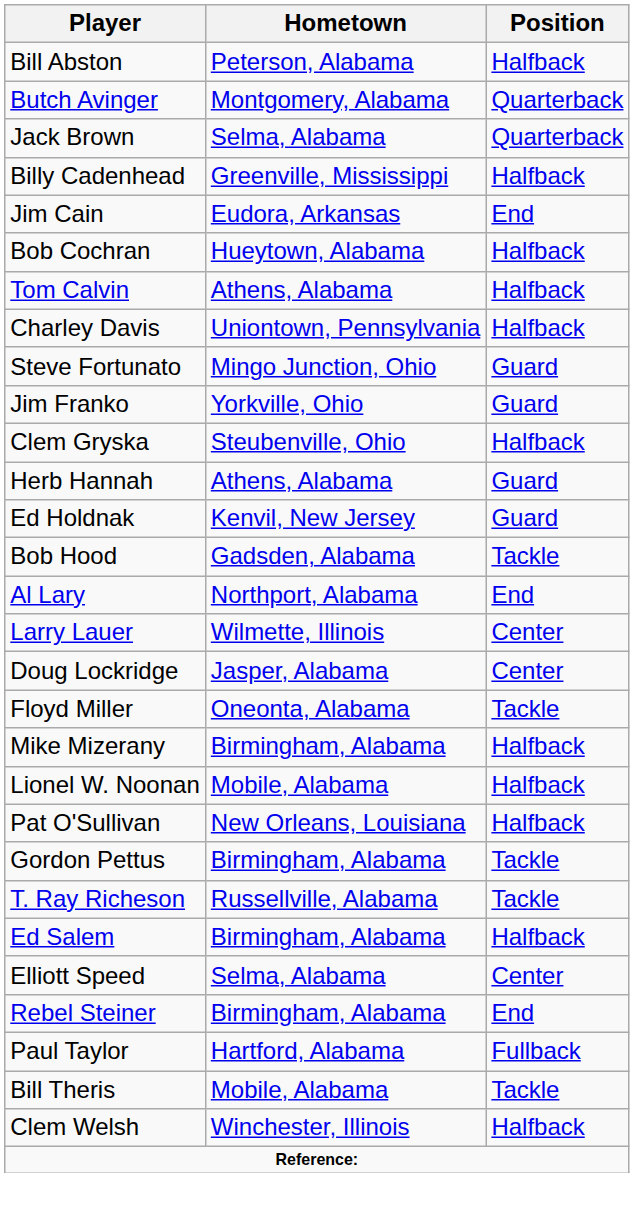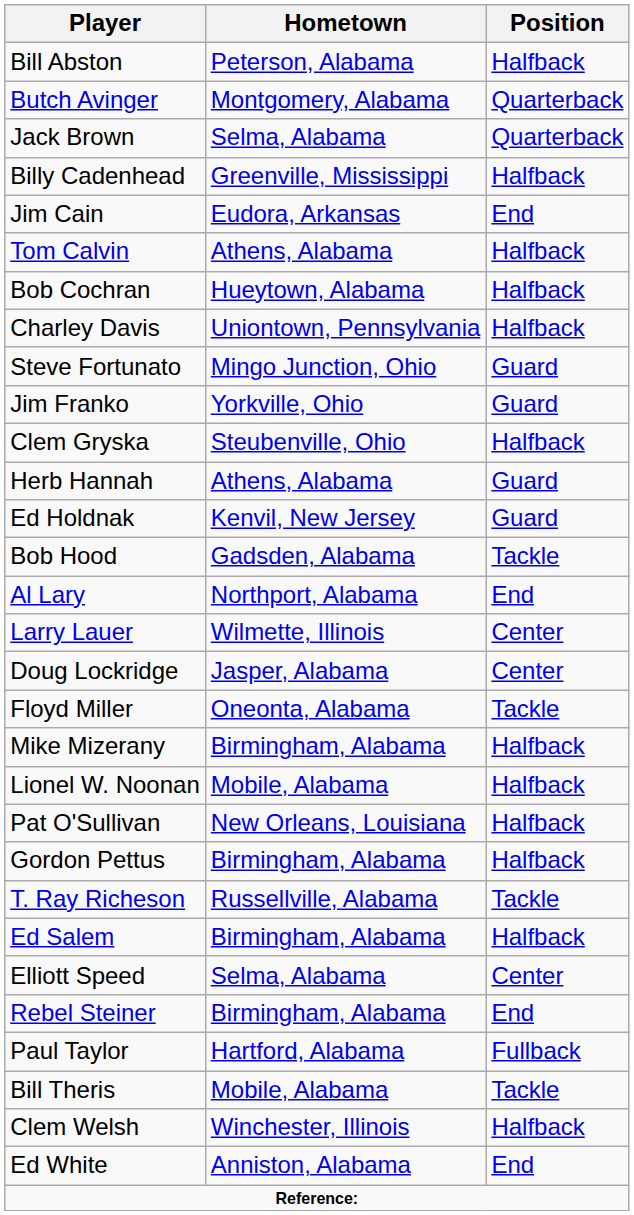rows swapped: (70, 289) <-> (80, 251)
(525, 860) Tackle -> (538, 860) Halfback
+ row: (59, 1165)
